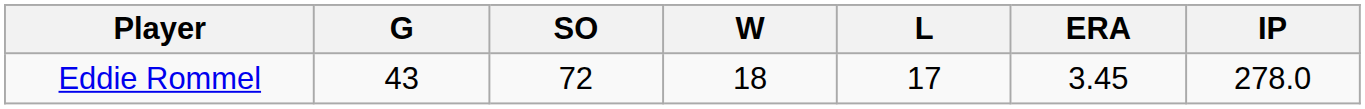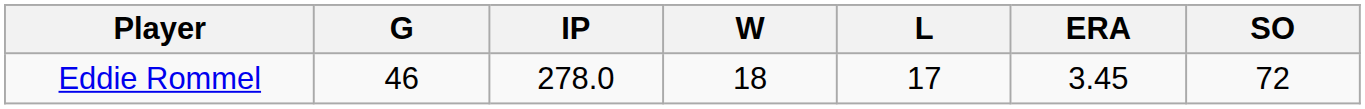columns swapped: (1273, 28) <-> (576, 28)
(402, 77) 43 -> (402, 77) 46
